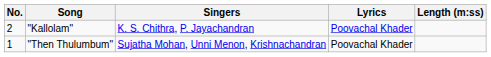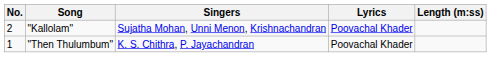(186, 28) K. S. Chithra, P. Jayachandran -> (222, 28) Sujatha Mohan, Unni Menon, Krishnachandran
(222, 44) Sujatha Mohan, Unni Menon, Krishnachandran -> (186, 44) K. S. Chithra, P. Jayachandran
